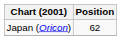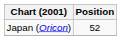(95, 27) 62 -> (95, 27) 52
